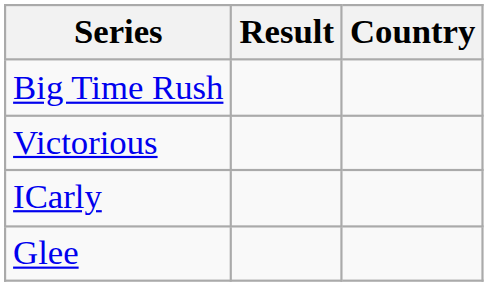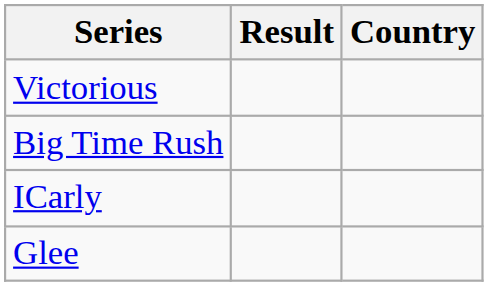rows swapped: (85, 142) <-> (118, 87)
